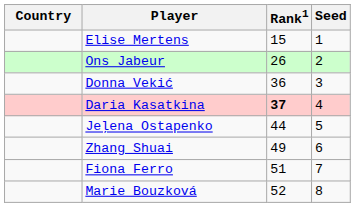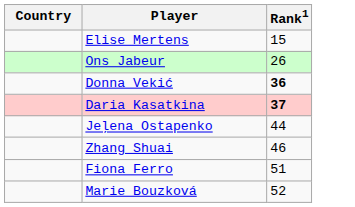- column: (331, 17)
(278, 84) normal -> (278, 84) bold
(278, 148) 49 -> (278, 148) 46
